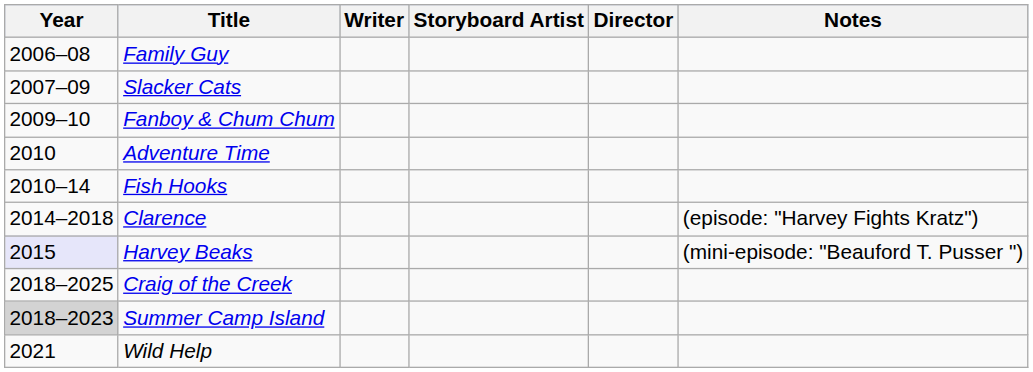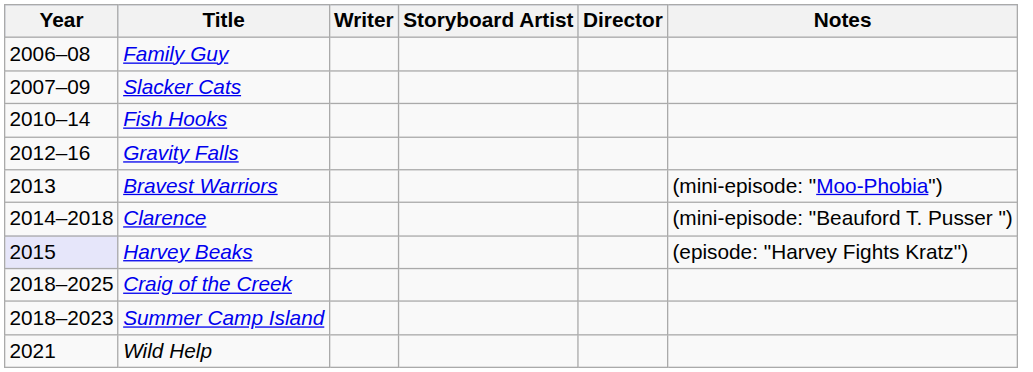- row: (229, 119)
- row: (196, 152)
+ row: (181, 152)
+ row: (200, 185)
(831, 218) (episode: "Harvey Fights Kratz") -> (843, 218) (mini-episode: "Beauford T. Pusser ")
(853, 251) (mini-episode: "Beauford T. Pusser ") -> (820, 251) (episode: "Harvey Fights Kratz")
(62, 317) lightgrey background -> (62, 317) no background
